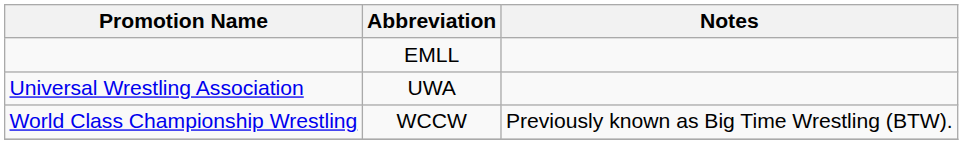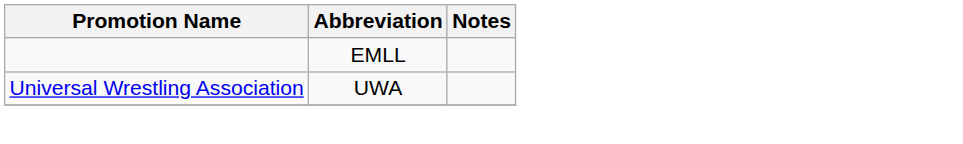- row: (183, 121)
